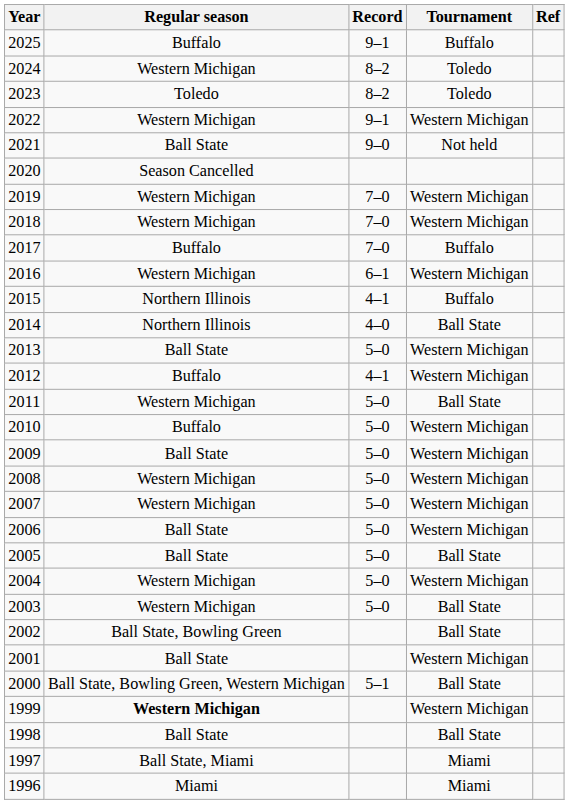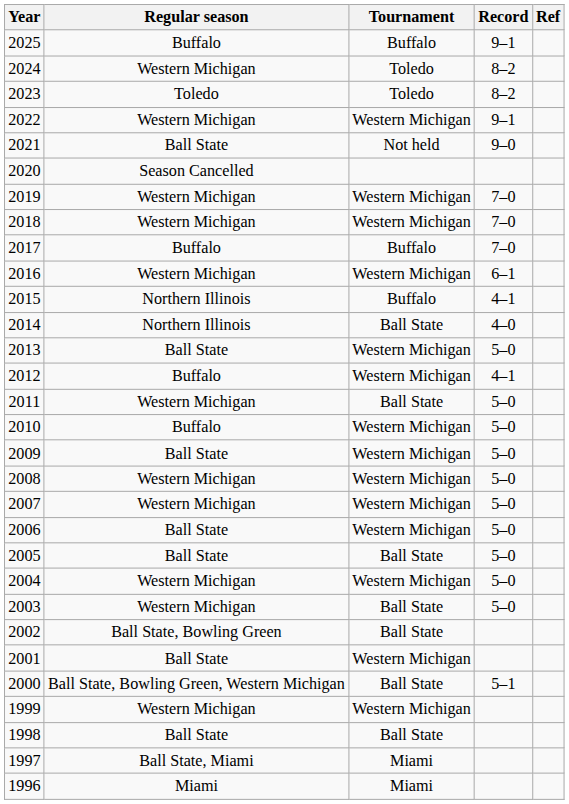columns swapped: (377, 17) <-> (469, 17)
(196, 709) bold -> (196, 709) normal
